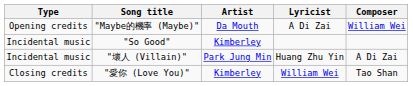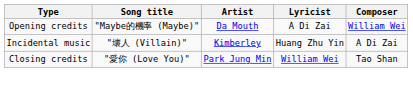- row: (147, 42)
(237, 57) Park Jung Min -> (237, 43) Kimberley
(237, 73) Kimberley -> (237, 59) Park Jung Min
